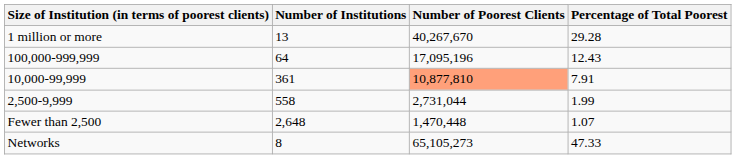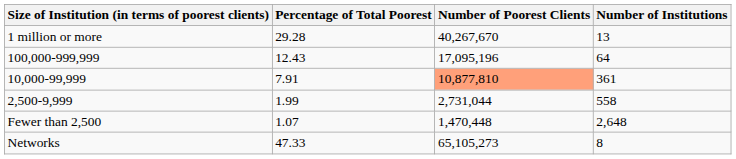columns swapped: (341, 15) <-> (649, 15)
